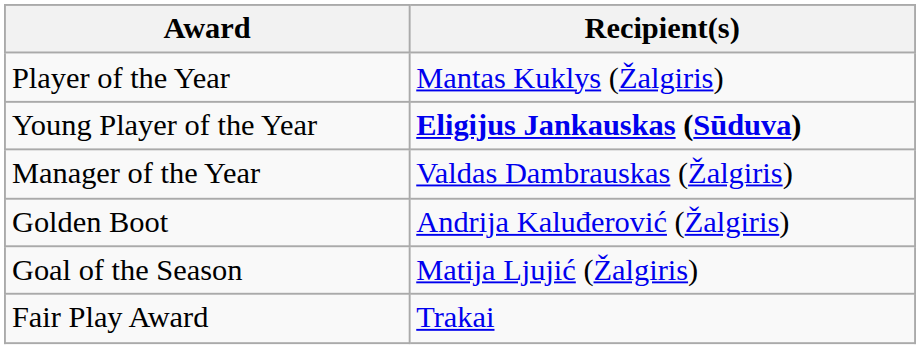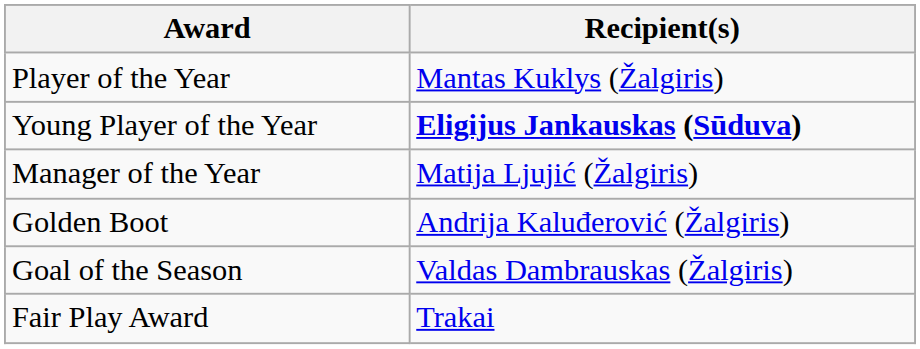(605, 173) Valdas Dambrauskas (Žalgiris) -> (557, 173) Matija Ljujić (Žalgiris)
(557, 269) Matija Ljujić (Žalgiris) -> (605, 269) Valdas Dambrauskas (Žalgiris)
